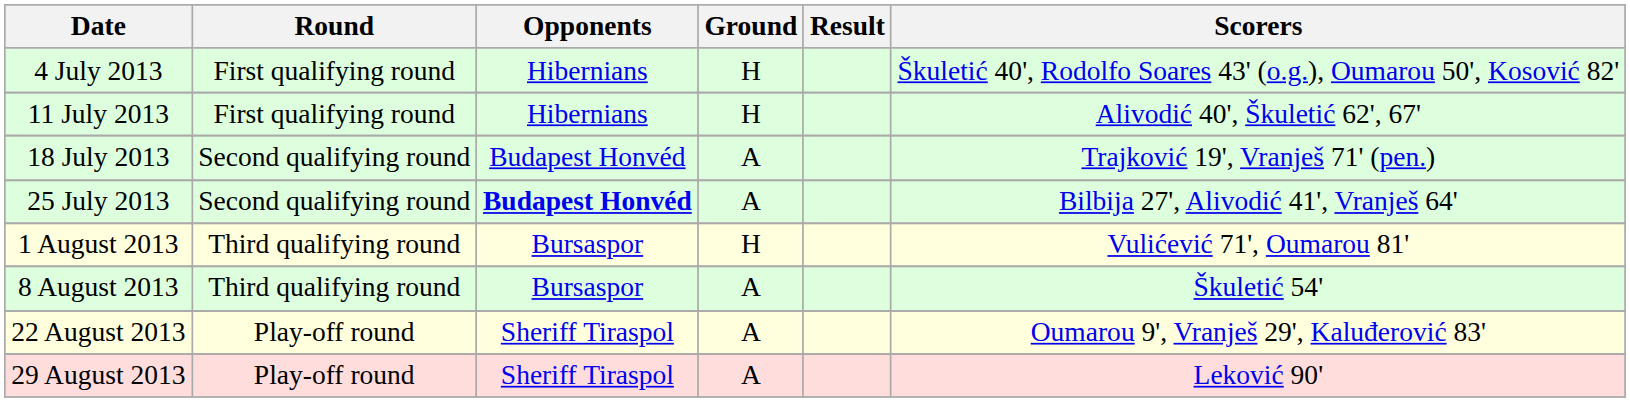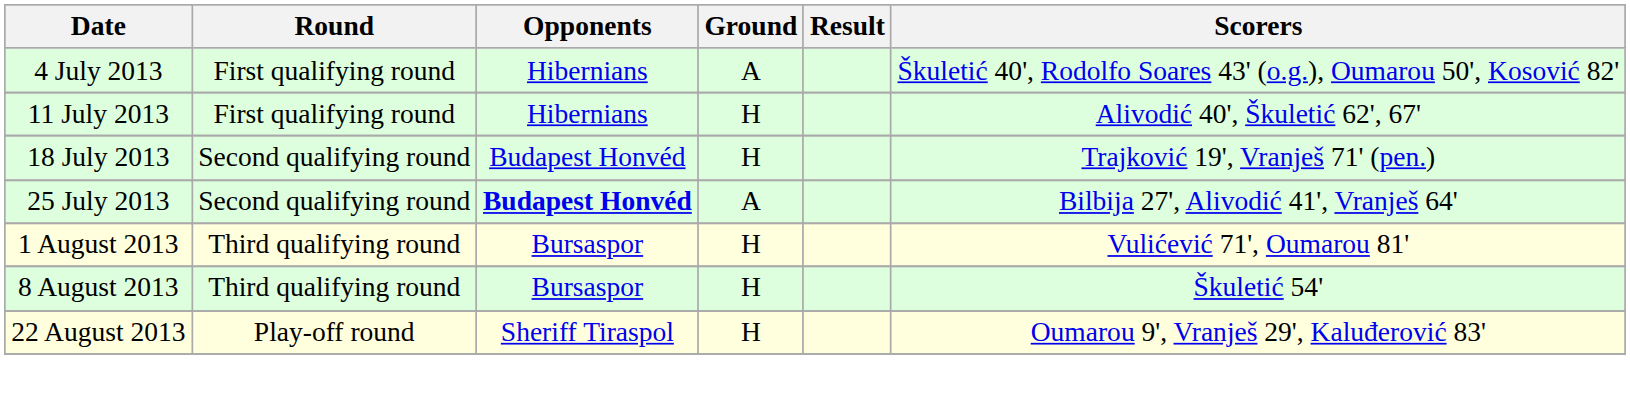(751, 69) H -> (751, 69) A
(751, 157) A -> (751, 157) H
(751, 288) A -> (751, 288) H
(751, 331) A -> (751, 331) H
- row: (98, 375)
